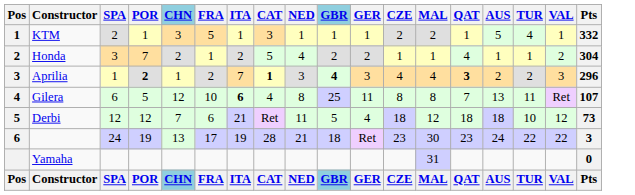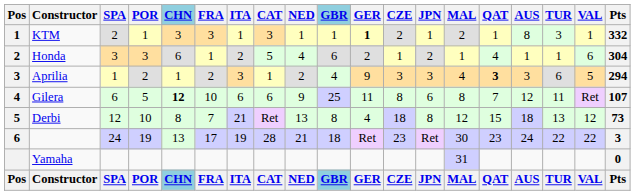+ column: (430, 14)
(211, 35) 5 -> (211, 35) 3
(367, 35) normal -> (367, 35) bold
(498, 35) 5 -> (527, 35) 8
(530, 35) 4 -> (559, 35) 3
(145, 55) 7 -> (145, 55) 3
(178, 55) 2 -> (178, 55) 6
(334, 55) 2 -> (334, 55) 6
(561, 55) 2 -> (590, 55) 6
(145, 76) bold -> (145, 76) normal
(240, 76) 7 -> (240, 76) 3
(270, 76) bold -> (270, 76) normal
(301, 76) 3 -> (301, 76) 2
(334, 76) bold -> (334, 76) normal
(367, 76) 3 -> (367, 76) 9
(400, 76) 4 -> (400, 76) 3
(498, 76) 2 -> (527, 76) 3
(530, 76) 2 -> (559, 76) 6
(561, 76) 3 -> (590, 76) 5
(589, 76) 296 -> (618, 76) 294
(178, 96) normal -> (178, 96) bold
(240, 96) bold -> (240, 96) normal
(270, 96) 4 -> (270, 96) 6
(301, 96) 8 -> (301, 96) 9
(498, 96) 13 -> (527, 96) 12
(145, 117) 12 -> (145, 117) 10
(178, 117) 7 -> (178, 117) 8
(211, 117) 6 -> (211, 117) 7
(301, 117) 11 -> (301, 117) 13
(334, 117) 5 -> (334, 117) 8
(467, 117) 18 -> (495, 117) 15
(530, 117) 10 -> (559, 117) 13
